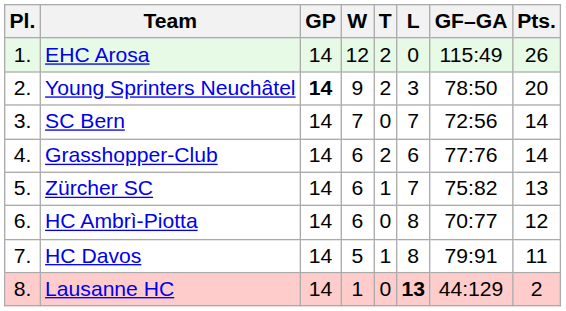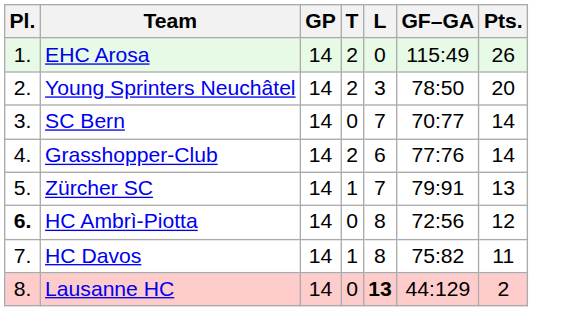- column: (357, 21)
(321, 88) bold -> (321, 88) normal
(471, 121) 72:56 -> (438, 121) 70:77
(471, 188) 75:82 -> (438, 188) 79:91
(22, 222) normal -> (22, 222) bold
(471, 222) 70:77 -> (438, 222) 72:56
(471, 255) 79:91 -> (438, 255) 75:82
